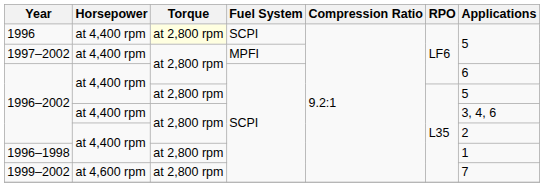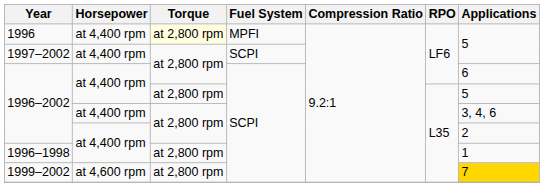(244, 34) SCPI -> (244, 34) MPFI
(244, 53) MPFI -> (244, 53) SCPI
(465, 172) no background -> (465, 172) gold background
